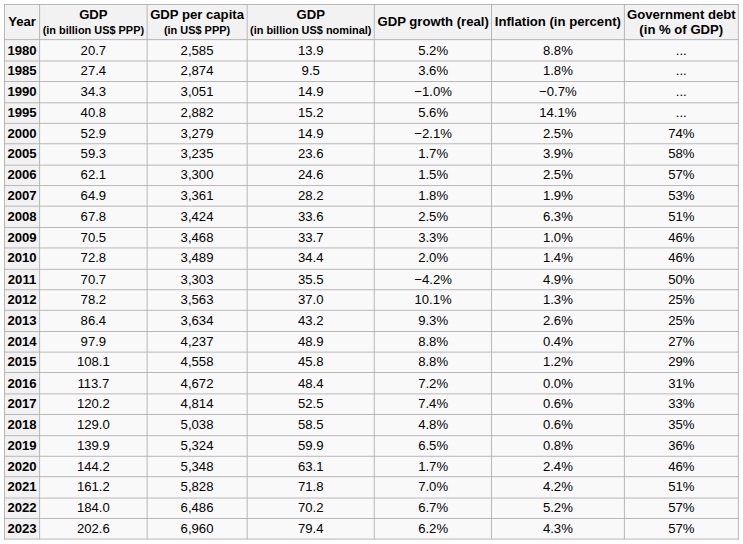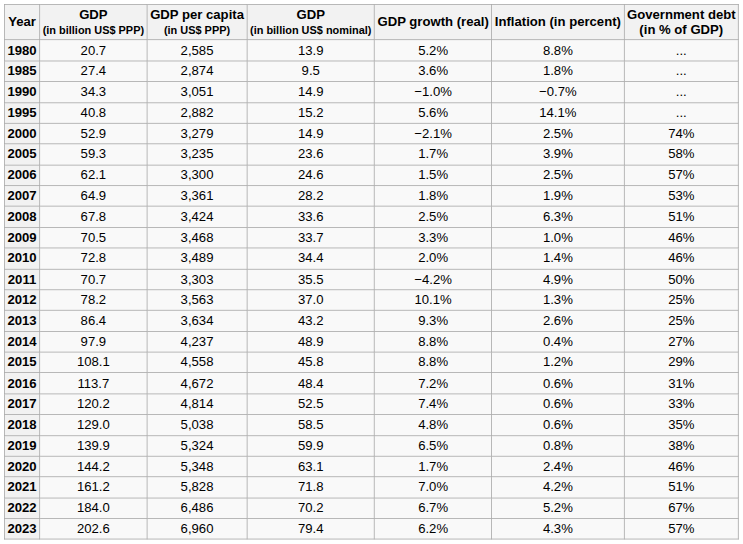(558, 383) 0.0% -> (558, 383) 0.6%
(681, 445) 36% -> (681, 445) 38%
(681, 508) 57% -> (681, 508) 67%
